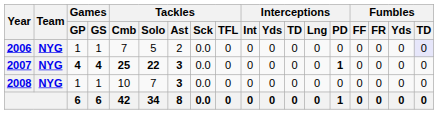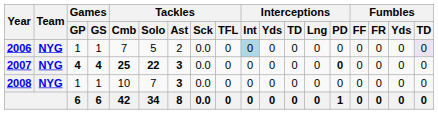(250, 48) no background -> (250, 48) lightblue background
(340, 65) 1 -> (340, 65) 0
